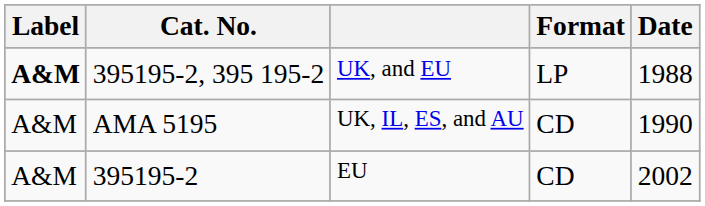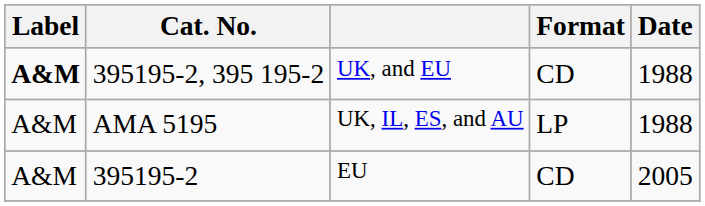(552, 73) LP -> (555, 73) CD
(555, 124) CD -> (552, 124) LP
(665, 124) 1990 -> (665, 124) 1988
(665, 175) 2002 -> (665, 175) 2005
